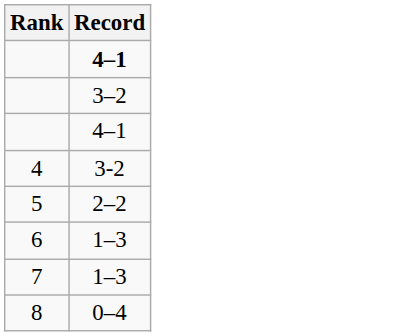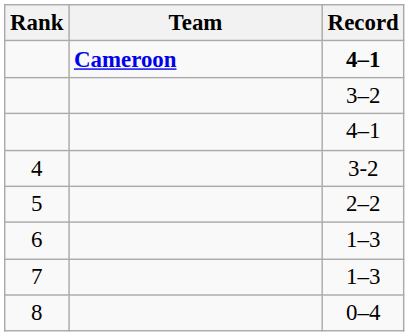+ column: (195, 22)
